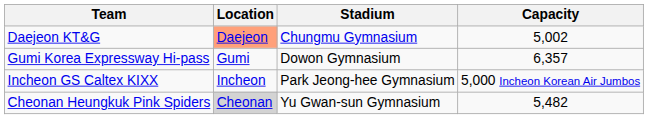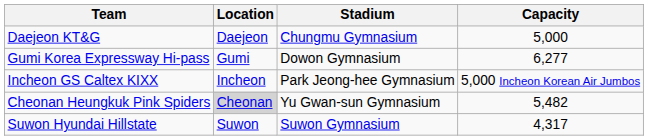(242, 37) lightsalmon background -> (242, 37) no background
(551, 37) 5,002 -> (551, 37) 5,000
(551, 59) 6,357 -> (551, 59) 6,277
+ row: (82, 124)
